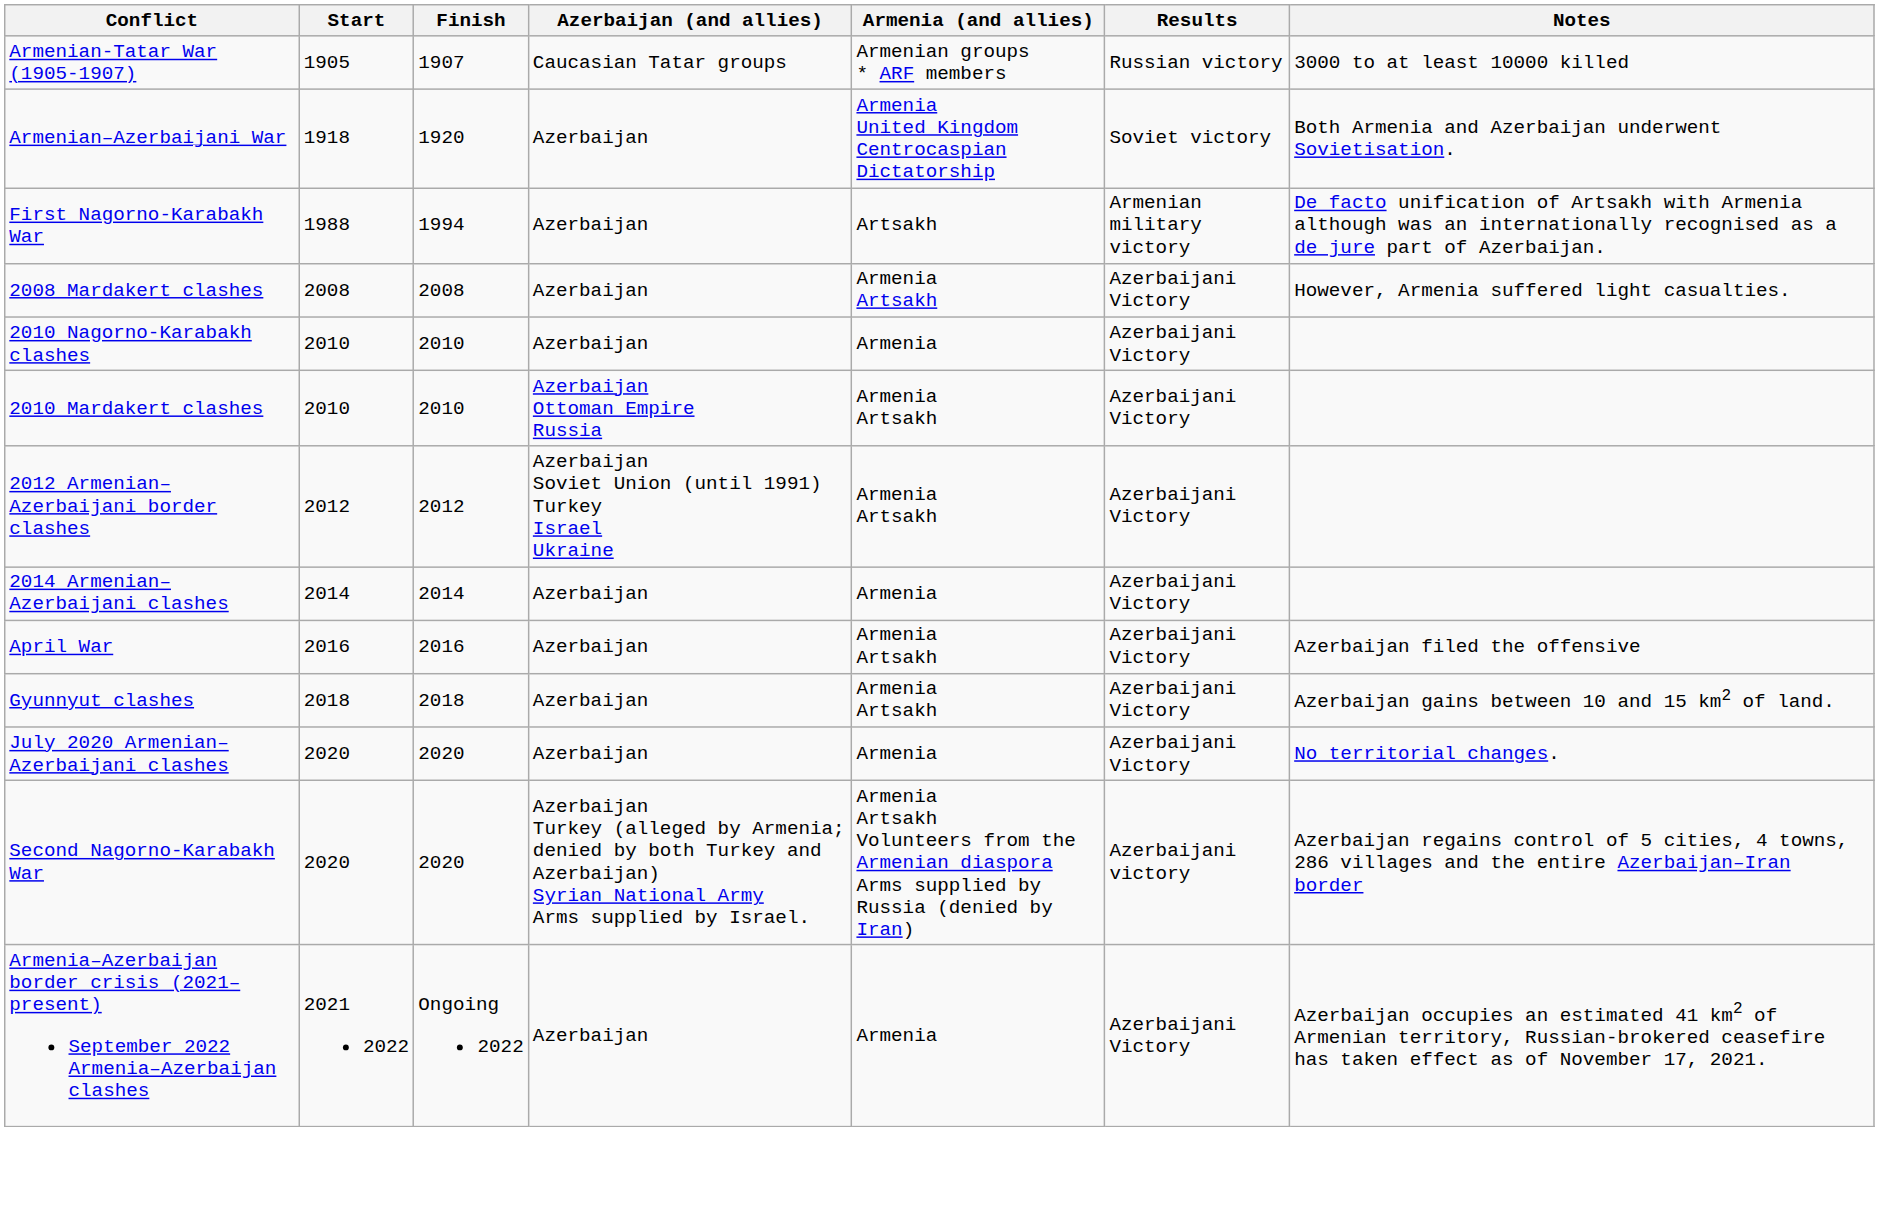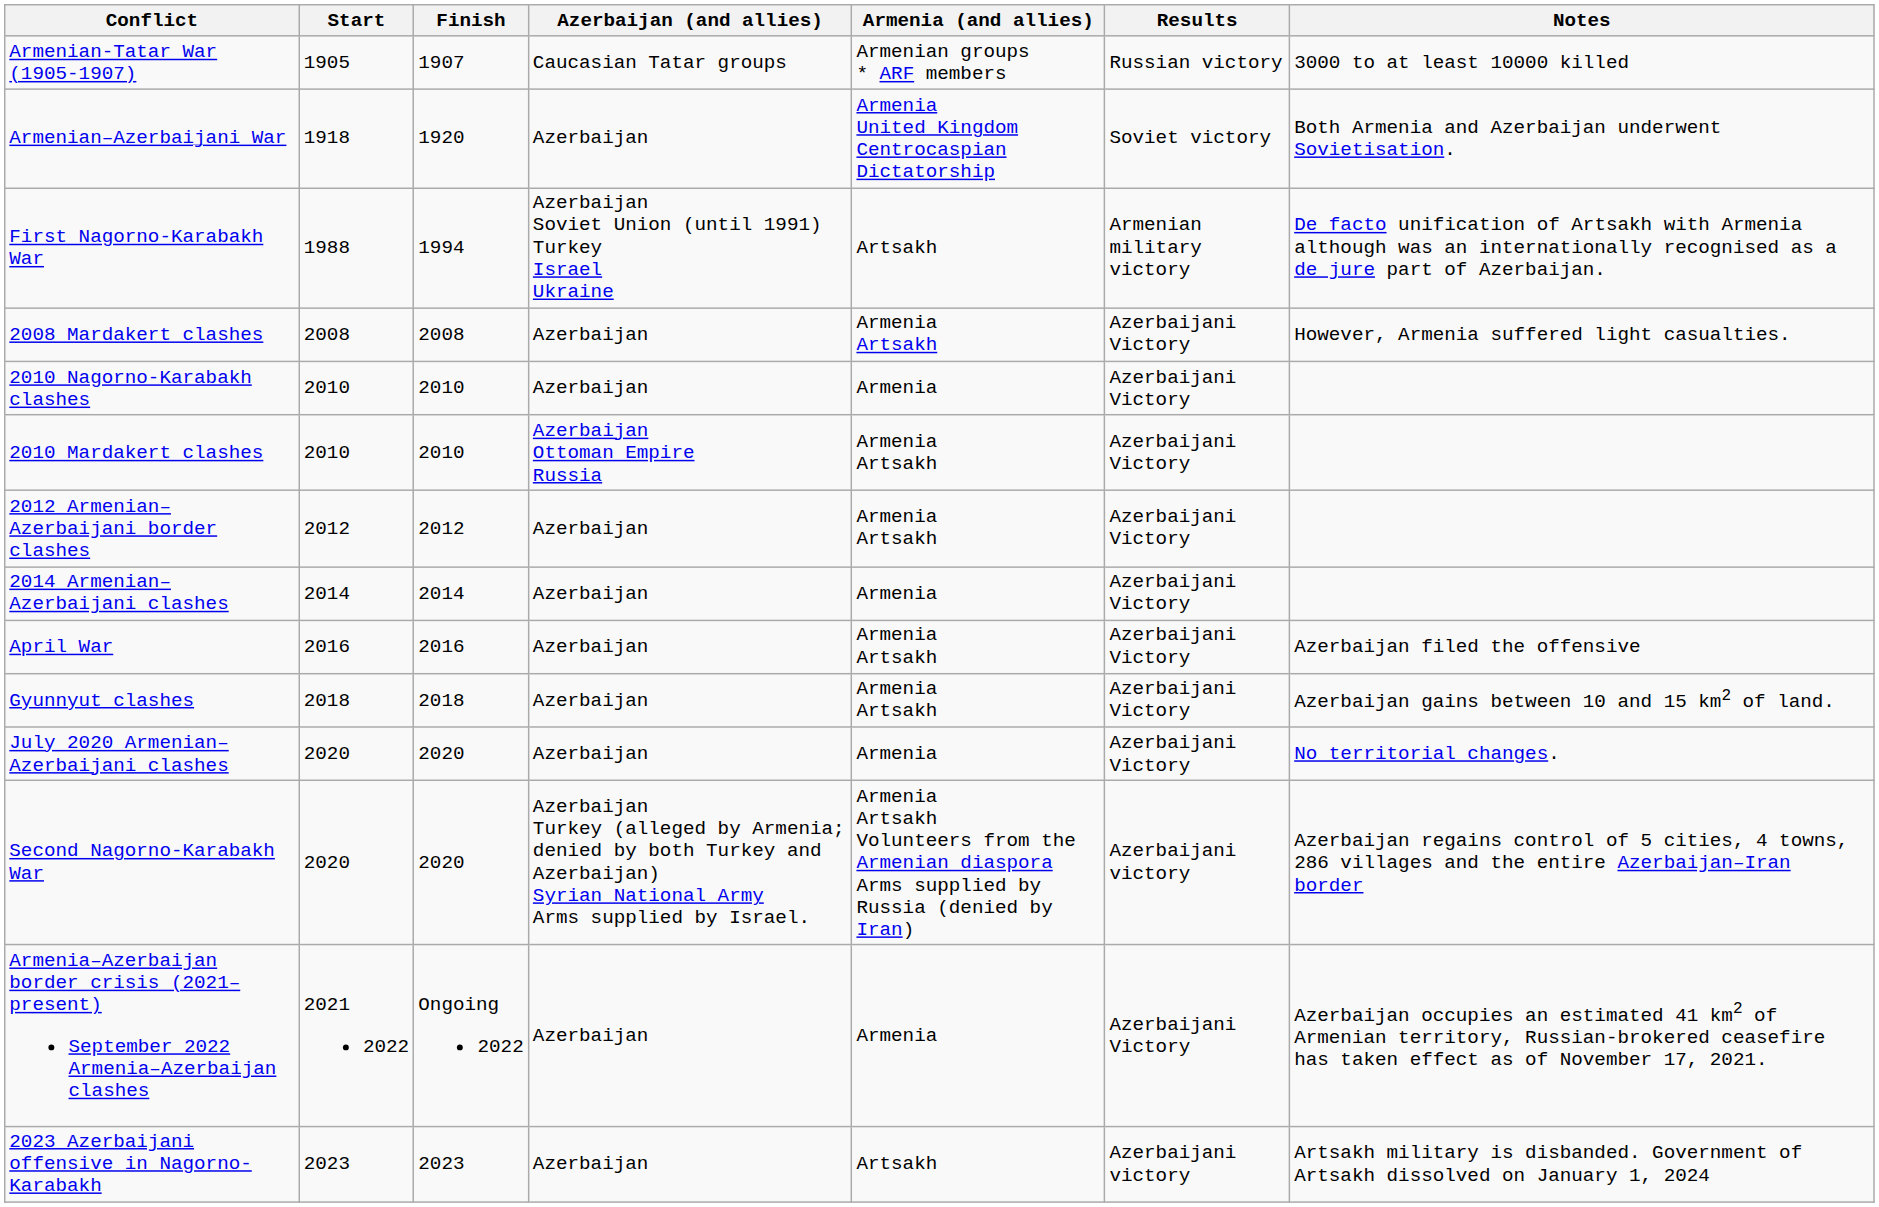(591, 225) Azerbaijan -> (677, 248) Azerbaijan Soviet Union (until 1991) Turkey Israel Ukraine
(677, 506) Azerbaijan Soviet Union (until 1991) Turkey Israel Ukraine -> (591, 529) Azerbaijan
+ row: (131, 1164)
